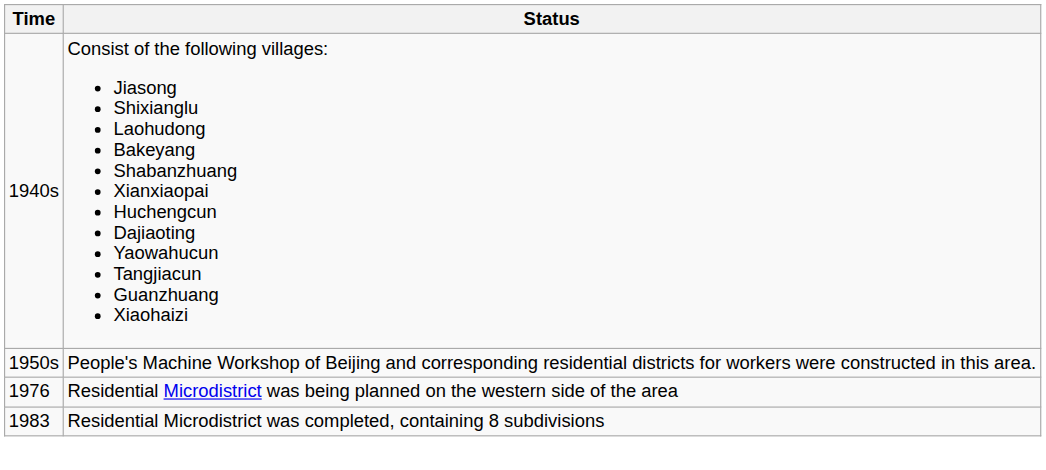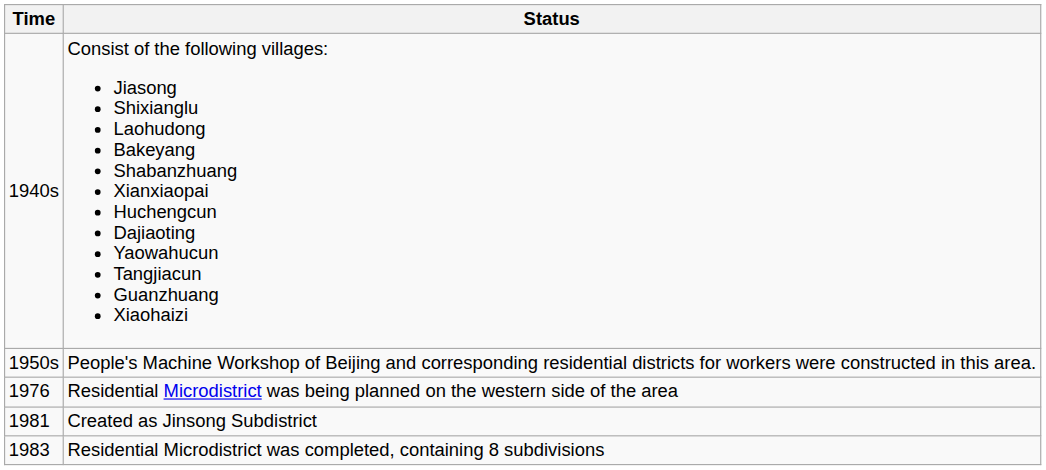+ row: (192, 421)
